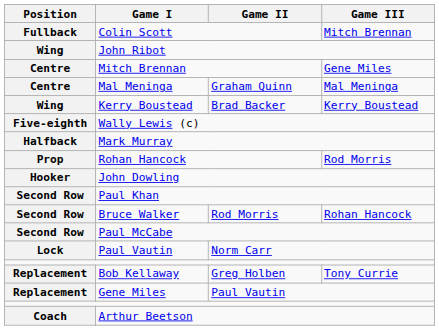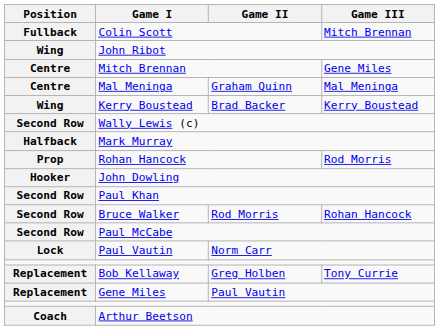(50, 123) Five-eighth -> (50, 123) Second Row
